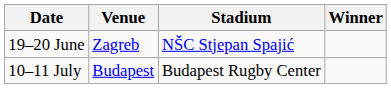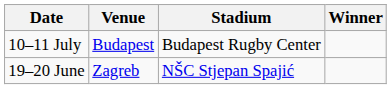rows swapped: (46, 44) <-> (45, 70)
